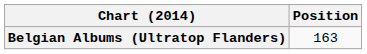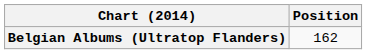(326, 38) 163 -> (326, 38) 162
